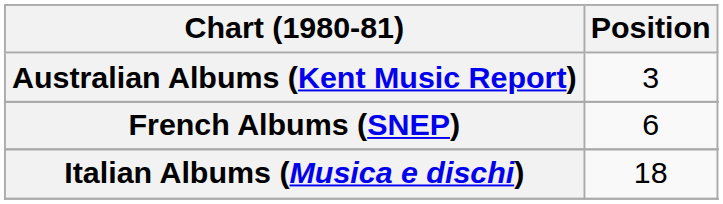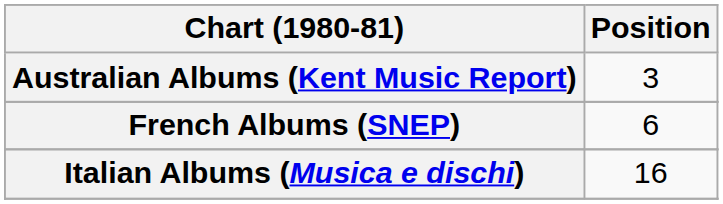(651, 173) 18 -> (651, 173) 16
